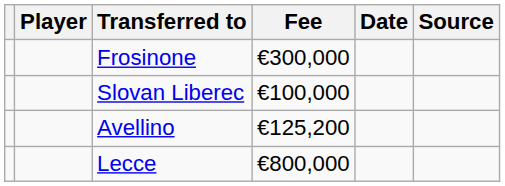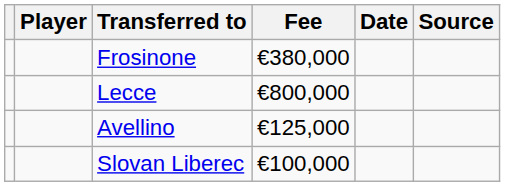(303, 57) €300,000 -> (303, 57) €380,000
rows swapped: (171, 92) <-> (127, 163)
(303, 127) €125,200 -> (303, 127) €125,000
